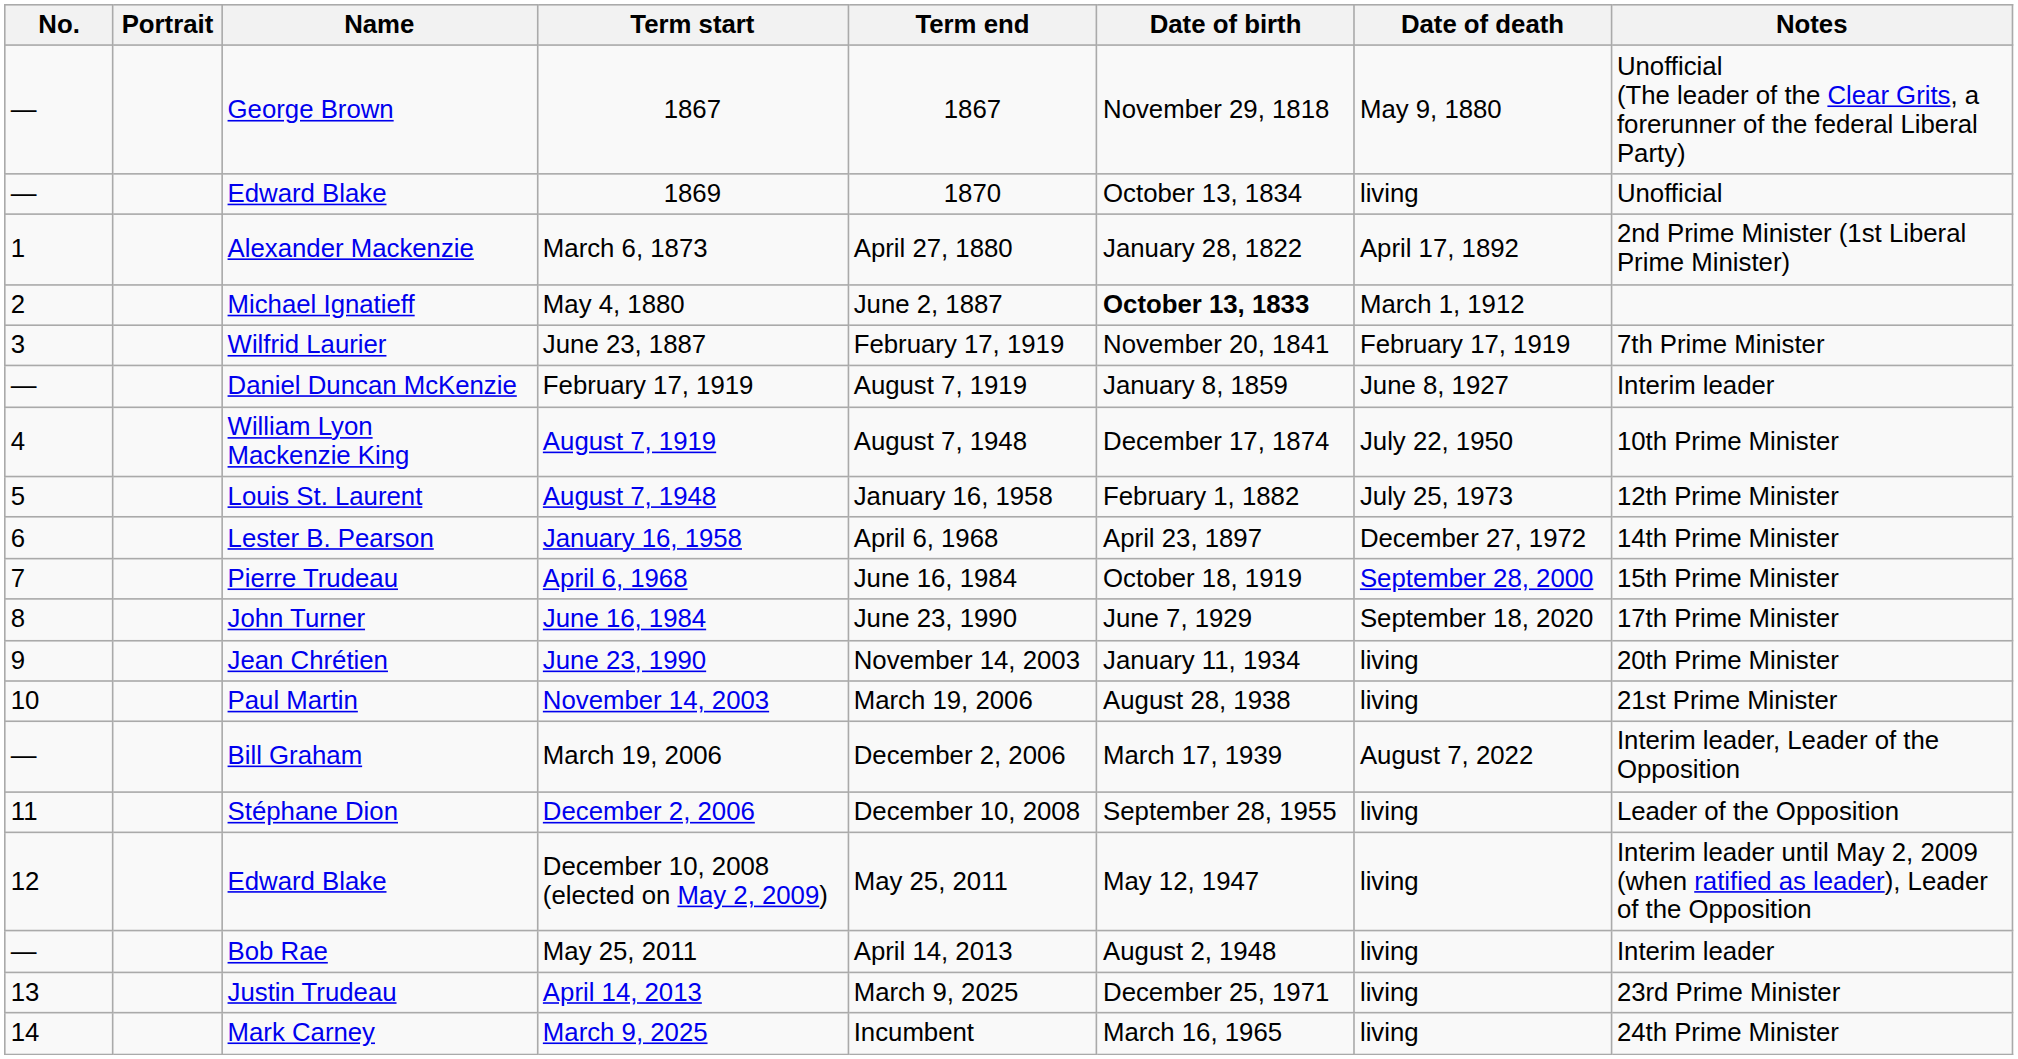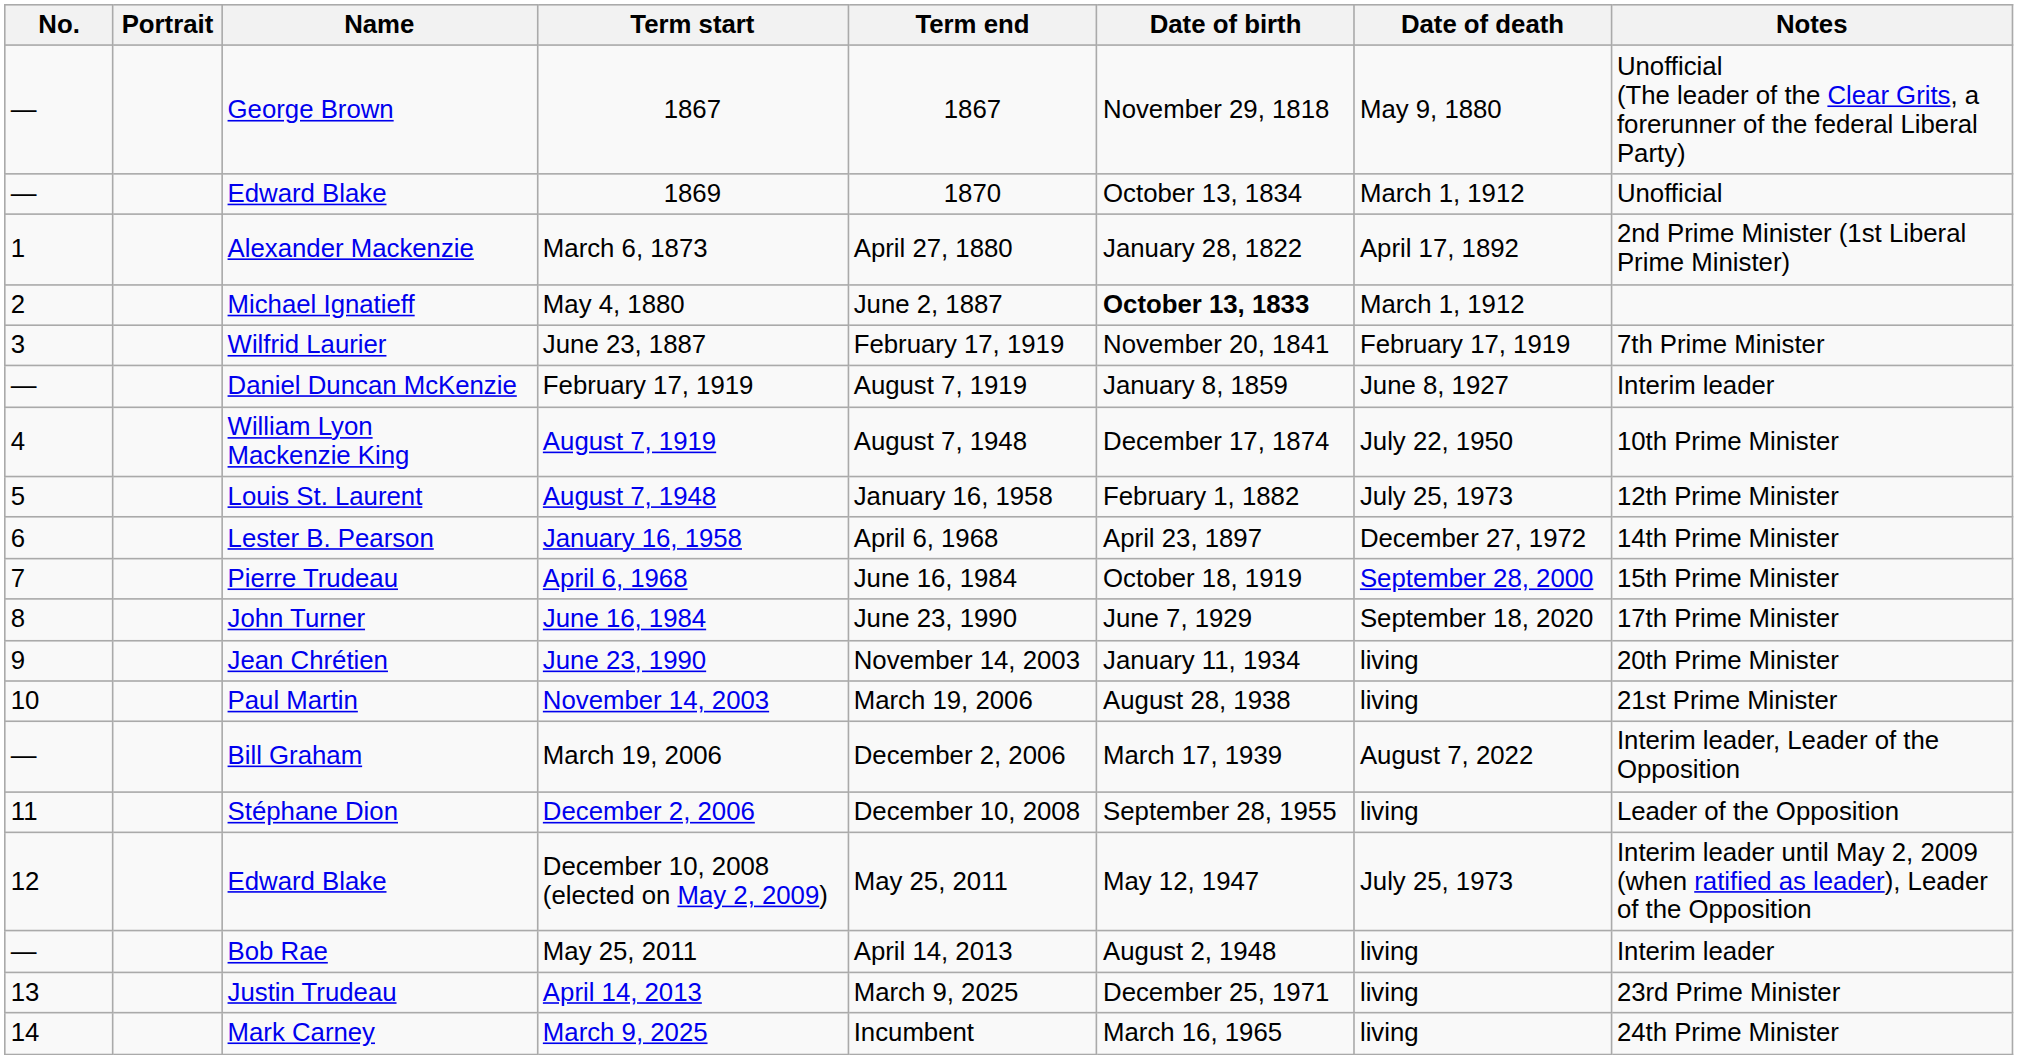(1389, 193) living -> (1442, 193) March 1, 1912
(1389, 881) living -> (1437, 881) July 25, 1973
